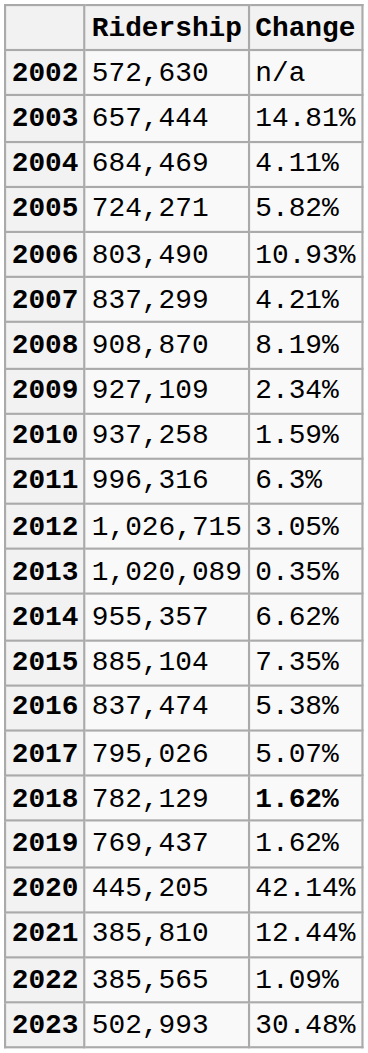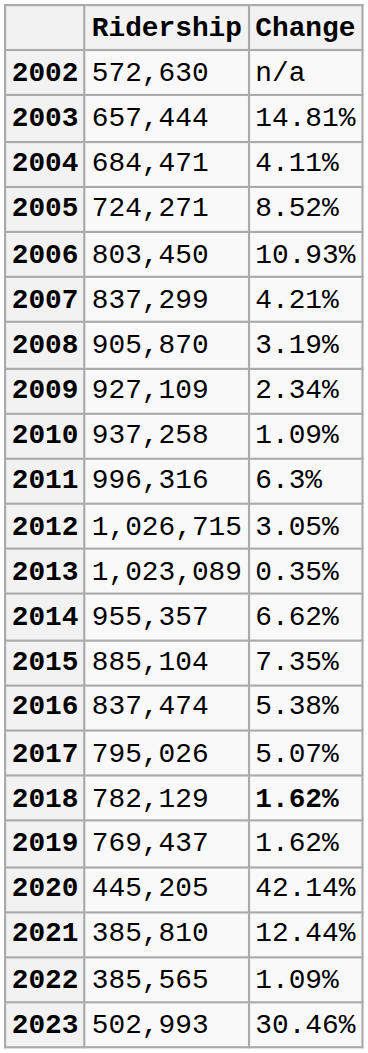(150, 164) 684,469 -> (150, 164) 684,471
(297, 209) 5.82% -> (297, 209) 8.52%
(150, 254) 803,490 -> (150, 254) 803,450
(150, 345) 908,870 -> (150, 345) 905,870
(297, 345) 8.19% -> (297, 345) 3.19%
(297, 436) 1.59% -> (297, 436) 1.09%
(167, 572) 1,020,089 -> (167, 572) 1,023,089
(305, 1025) 30.48% -> (305, 1025) 30.46%
